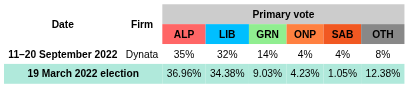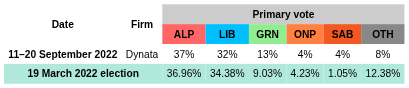(184, 54) 35% -> (184, 54) 37%
(268, 54) 14% -> (268, 54) 13%
